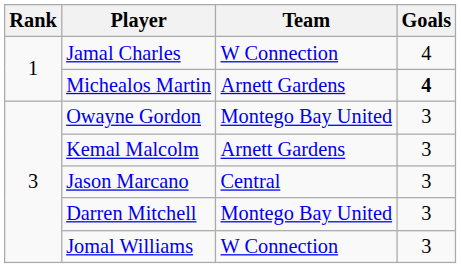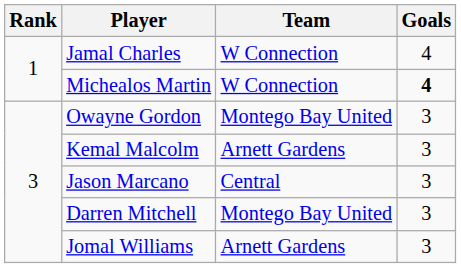(283, 85) Arnett Gardens -> (279, 85) W Connection
(279, 246) W Connection -> (283, 246) Arnett Gardens
